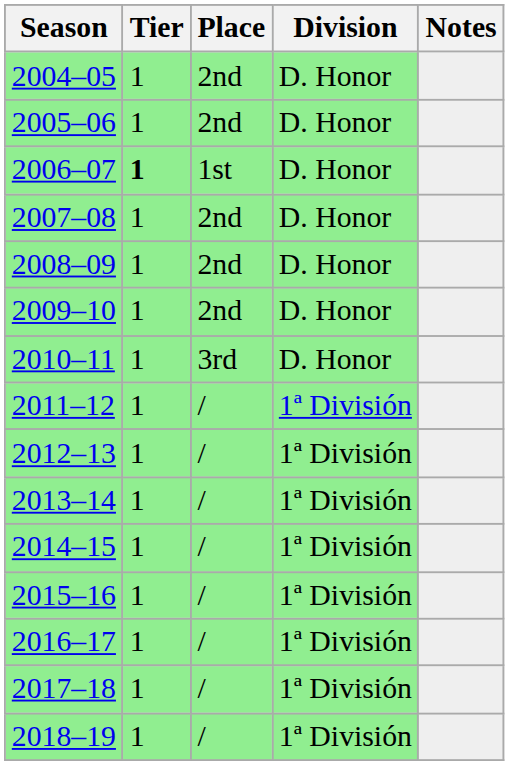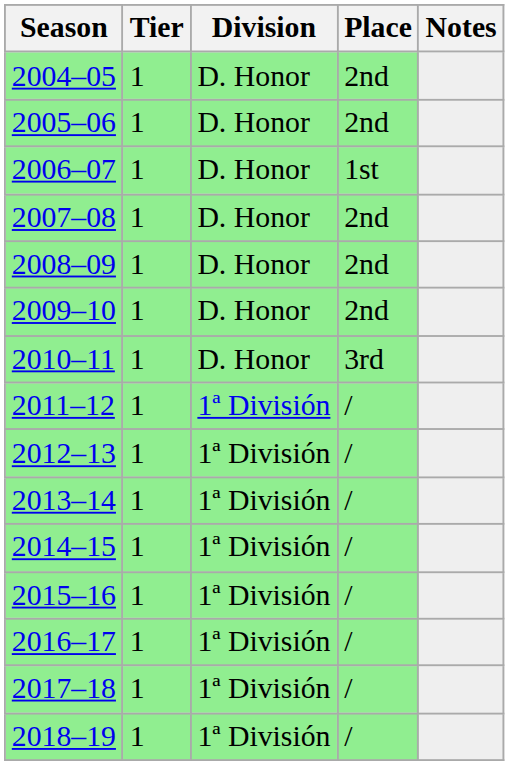columns swapped: (345, 28) <-> (231, 28)
(137, 169) bold -> (137, 169) normal
